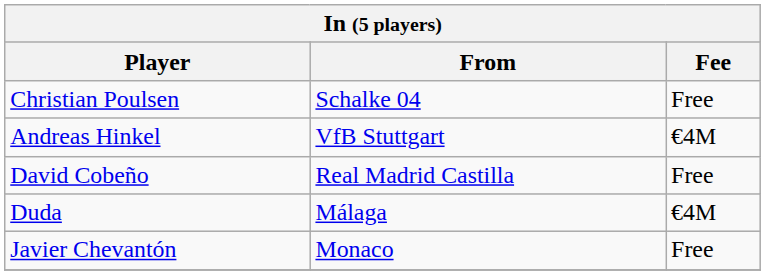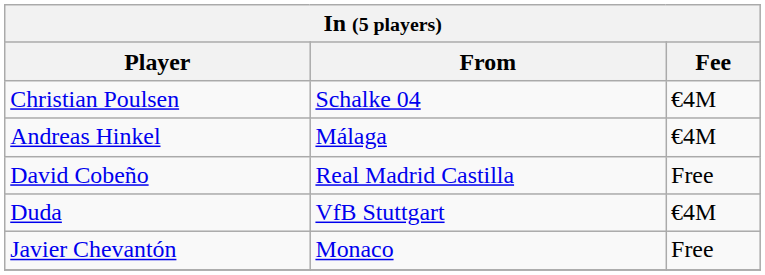(692, 99) Free -> (694, 99) €4M
(380, 136) VfB Stuttgart -> (351, 136) Málaga
(351, 212) Málaga -> (380, 212) VfB Stuttgart
